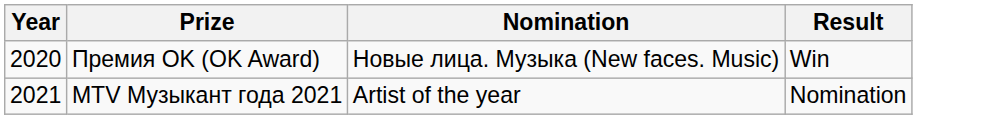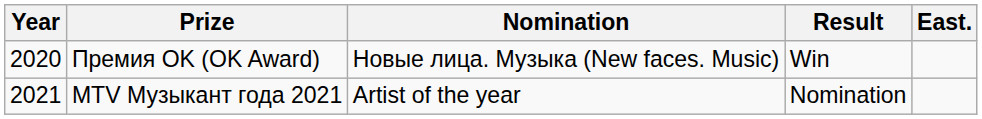+ column: (945, 22)
